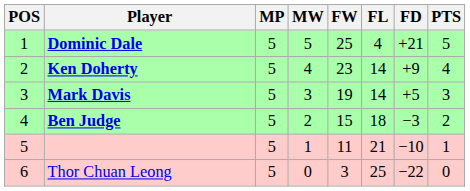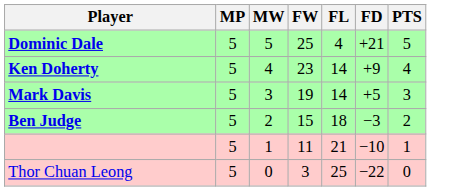- column: (24, 17)
